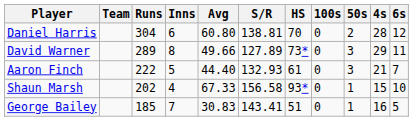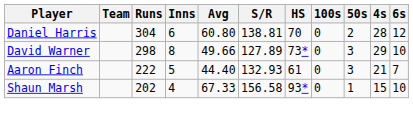(145, 51) 289 -> (145, 51) 298
(399, 51) 11 -> (399, 51) 10
- row: (52, 107)
